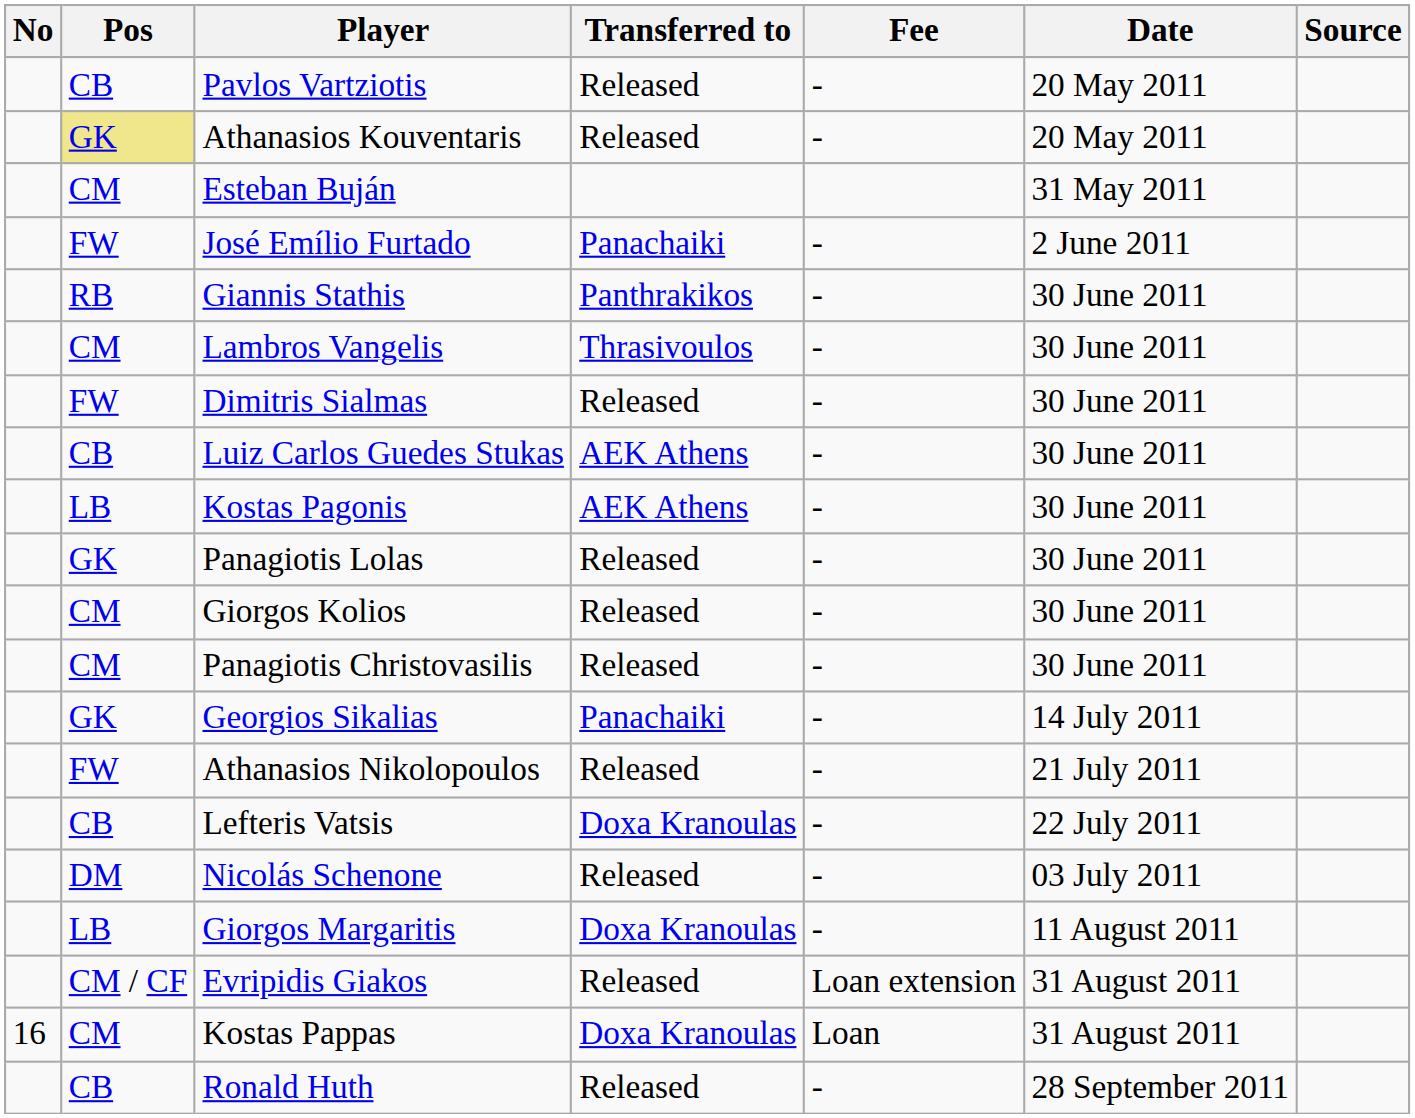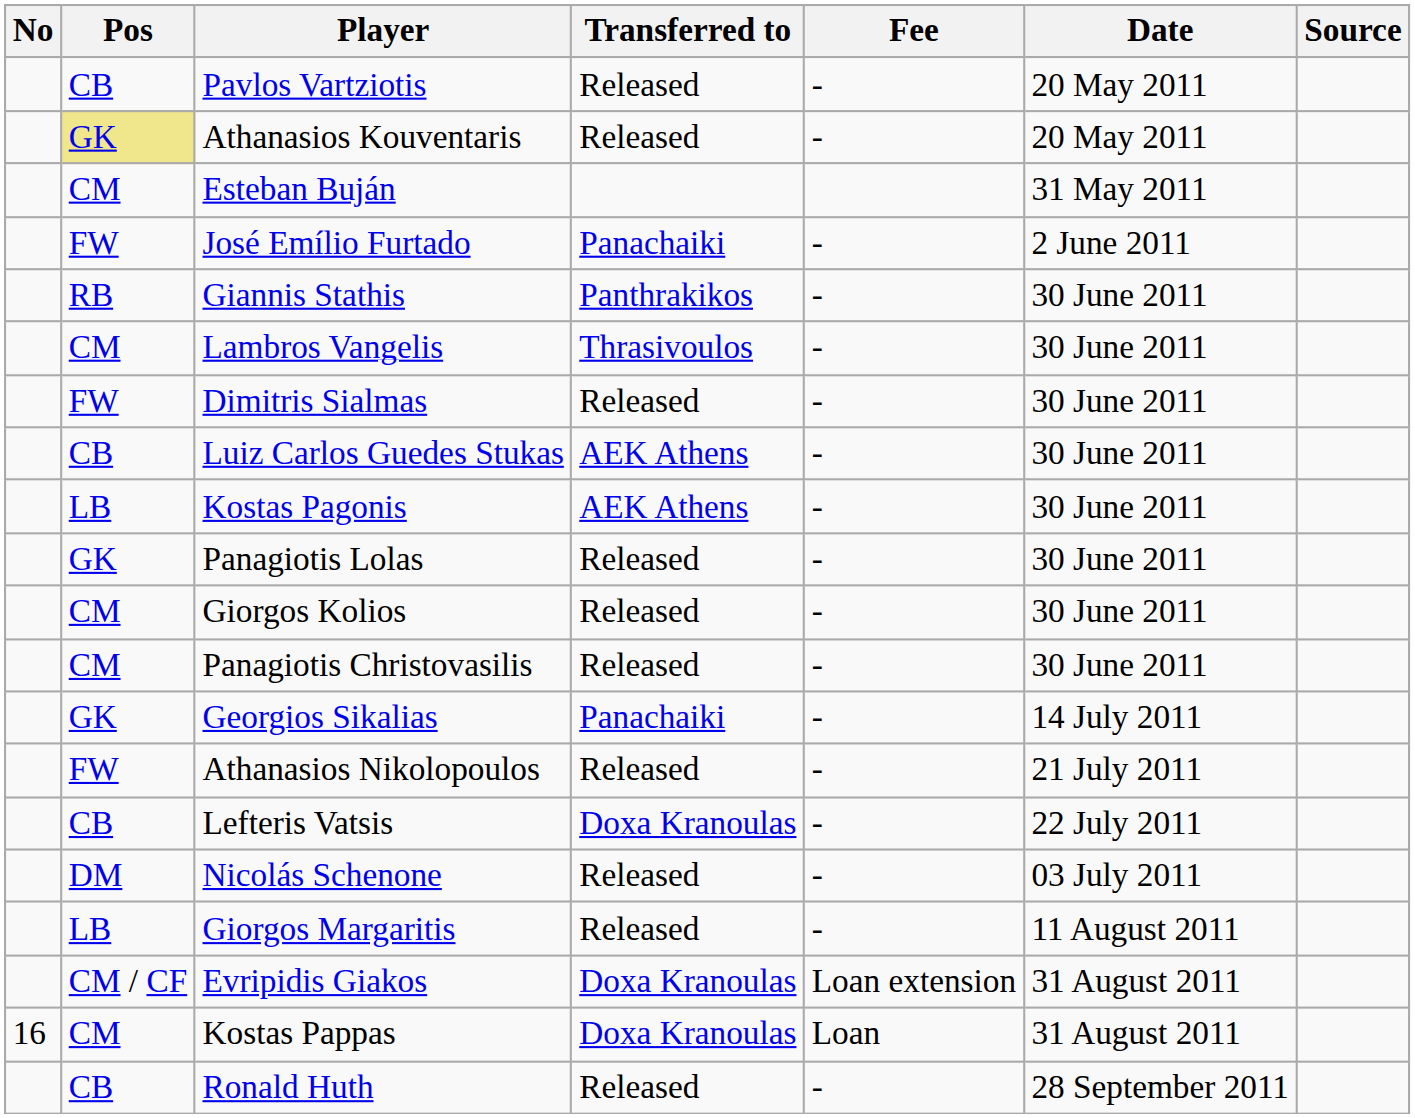(688, 928) Doxa Kranoulas -> (639, 928) Released
(639, 980) Released -> (688, 980) Doxa Kranoulas
